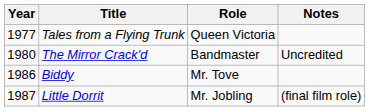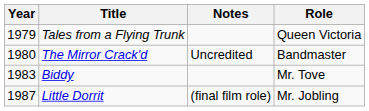columns swapped: (233, 14) <-> (321, 14)
(22, 34) 1977 -> (22, 34) 1979
(22, 75) 1986 -> (22, 75) 1983
